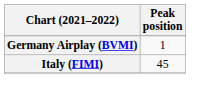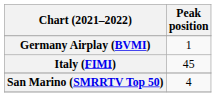+ row: (85, 82)
